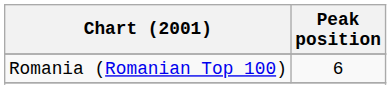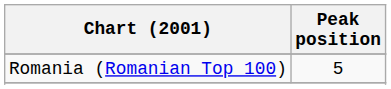(338, 69) 6 -> (338, 69) 5
